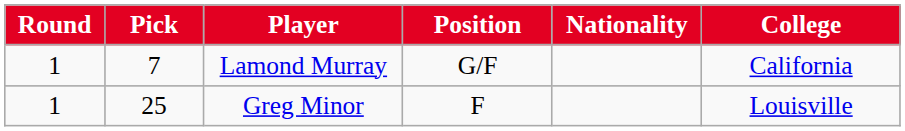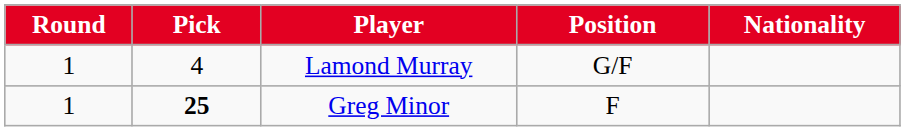- column: (801, 24)
(154, 65) 7 -> (197, 65) 4
(154, 105) normal -> (197, 105) bold
